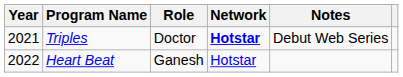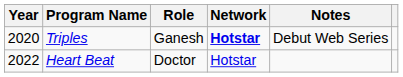(24, 38) 2021 -> (24, 38) 2020
(175, 38) Doctor -> (179, 38) Ganesh
(179, 60) Ganesh -> (175, 60) Doctor
